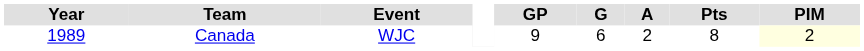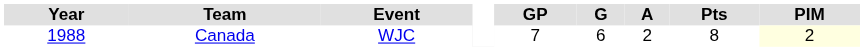(66, 36) 1989 -> (66, 36) 1988
(535, 36) 9 -> (535, 36) 7
